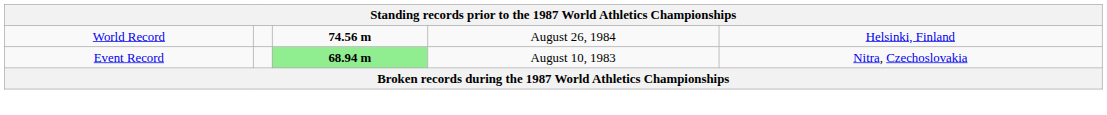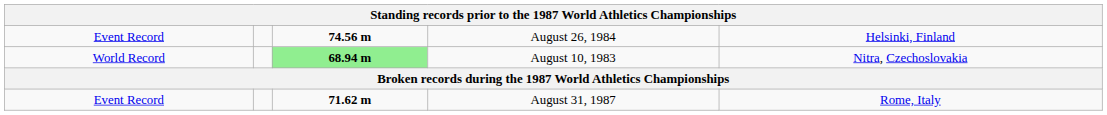(129, 35) World Record -> (129, 35) Event Record
(129, 57) Event Record -> (129, 57) World Record
+ row: (573, 99)
